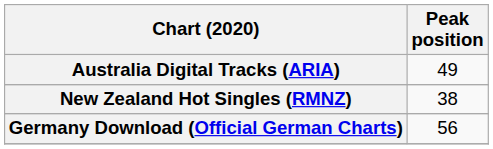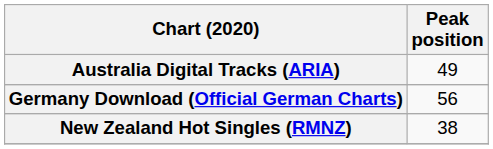rows swapped: (206, 128) <-> (206, 98)
